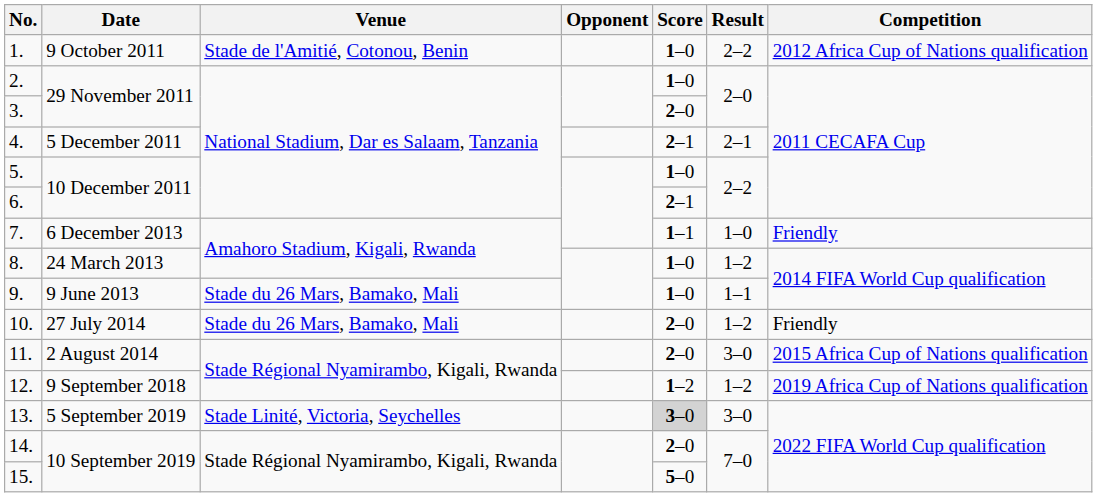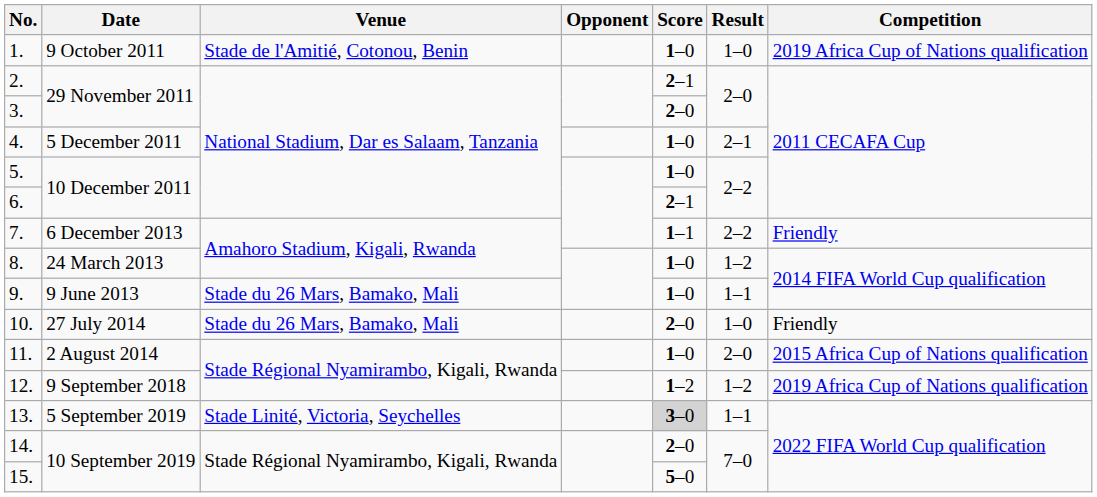(738, 50) 2–2 -> (738, 50) 1–0
(930, 50) 2012 Africa Cup of Nations qualification -> (930, 50) 2019 Africa Cup of Nations qualification
(680, 80) 1–0 -> (680, 80) 2–1
(680, 141) 2–1 -> (680, 141) 1–0
(738, 232) 1–0 -> (738, 232) 2–2
(738, 324) 1–2 -> (738, 324) 1–0
(680, 354) 2–0 -> (680, 354) 1–0
(738, 354) 3–0 -> (738, 354) 2–0
(738, 415) 3–0 -> (738, 415) 1–1
